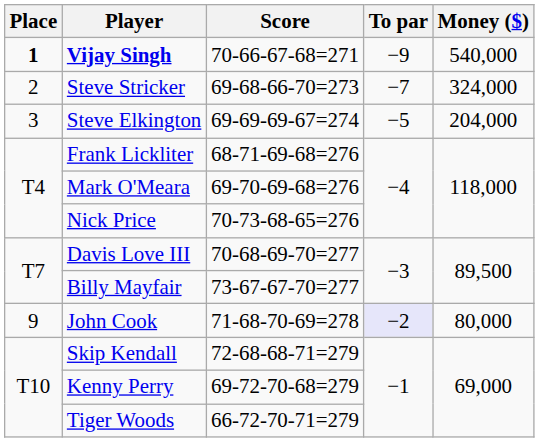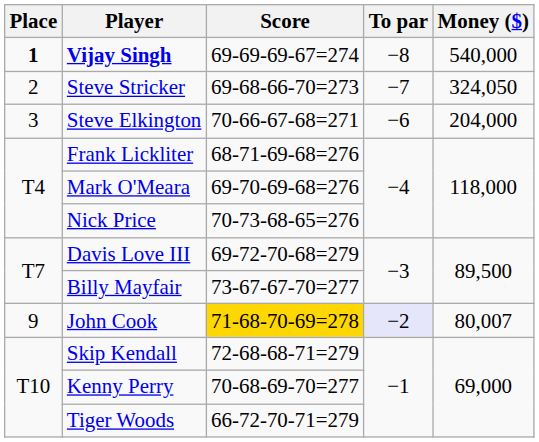(285, 54) 70-66-67-68=271 -> (285, 54) 69-69-69-67=274
(398, 54) −9 -> (398, 54) −8
(483, 87) 324,000 -> (483, 87) 324,050
(285, 120) 69-69-69-67=274 -> (285, 120) 70-66-67-68=271
(398, 120) −5 -> (398, 120) −6
(285, 253) 70-68-69-70=277 -> (285, 253) 69-72-70-68=279
(285, 320) no background -> (285, 320) gold background
(483, 320) 80,000 -> (483, 320) 80,007
(285, 386) 69-72-70-68=279 -> (285, 386) 70-68-69-70=277
